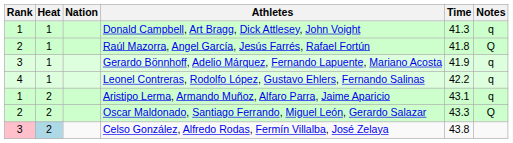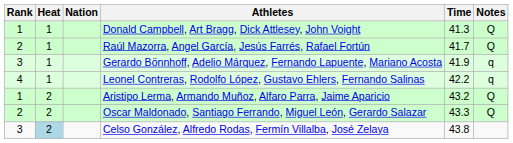(491, 29) q -> (491, 29) Q
(459, 46) 41.8 -> (459, 46) 41.7
(459, 96) 43.1 -> (459, 96) 43.2
(491, 96) q -> (491, 96) Q
(20, 130) pink background -> (20, 130) no background
